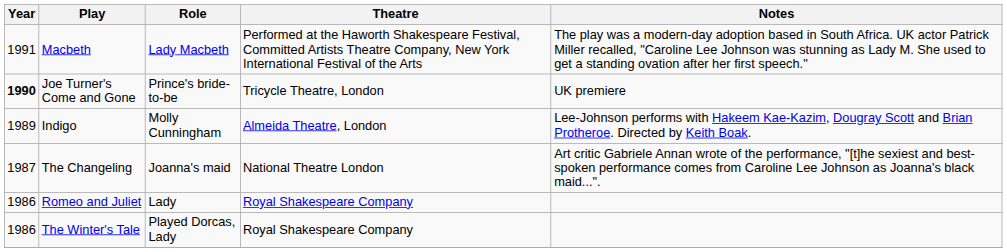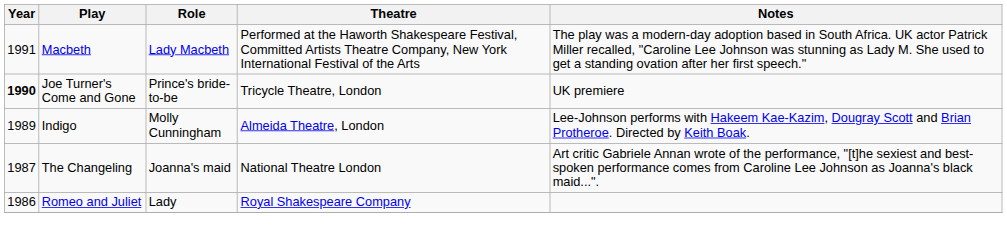- row: (91, 230)
